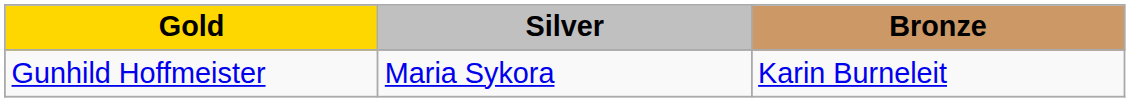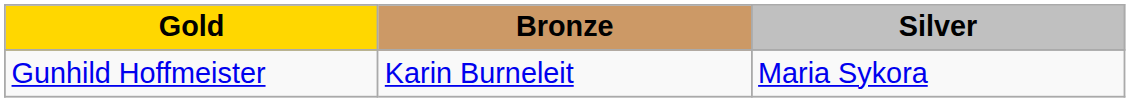columns swapped: (565, 27) <-> (938, 27)
